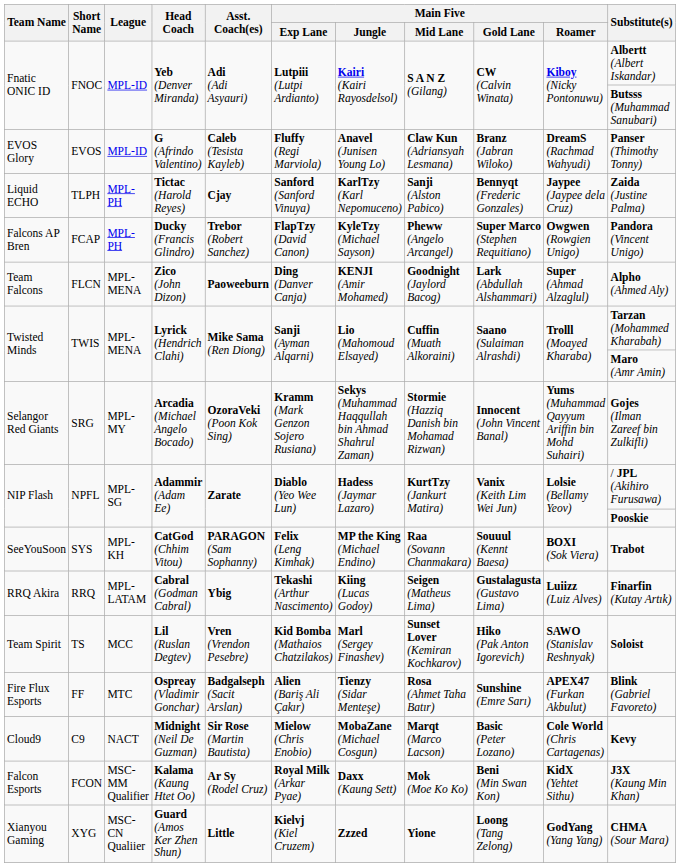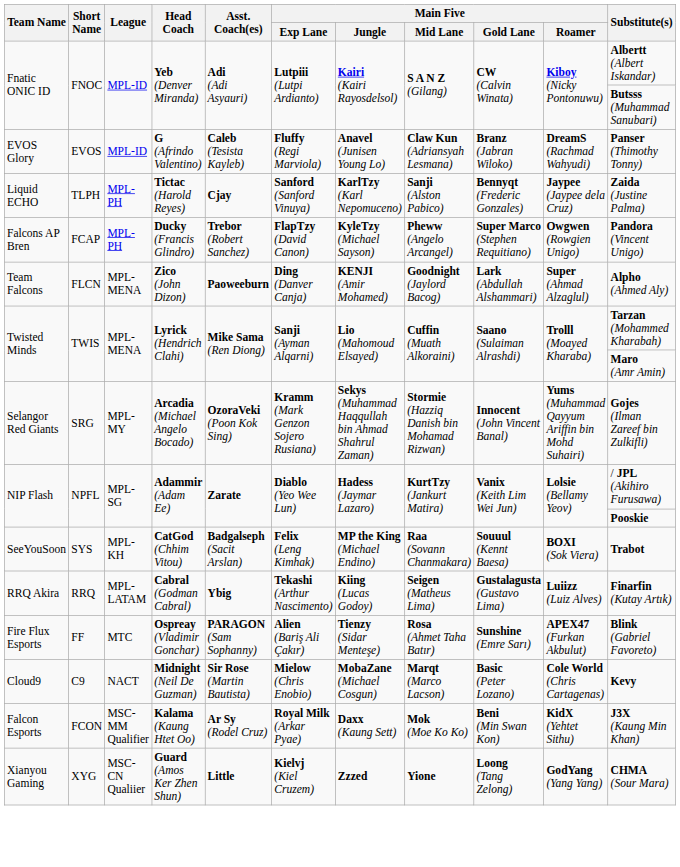(236, 549) PARAGON (Sam Sophanny) -> (236, 549) Badgalseph (Sacit Arslan)
- row: (34, 644)
(236, 694) Badgalseph (Sacit Arslan) -> (236, 637) PARAGON (Sam Sophanny)
